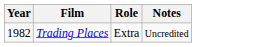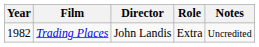+ column: (143, 13)
